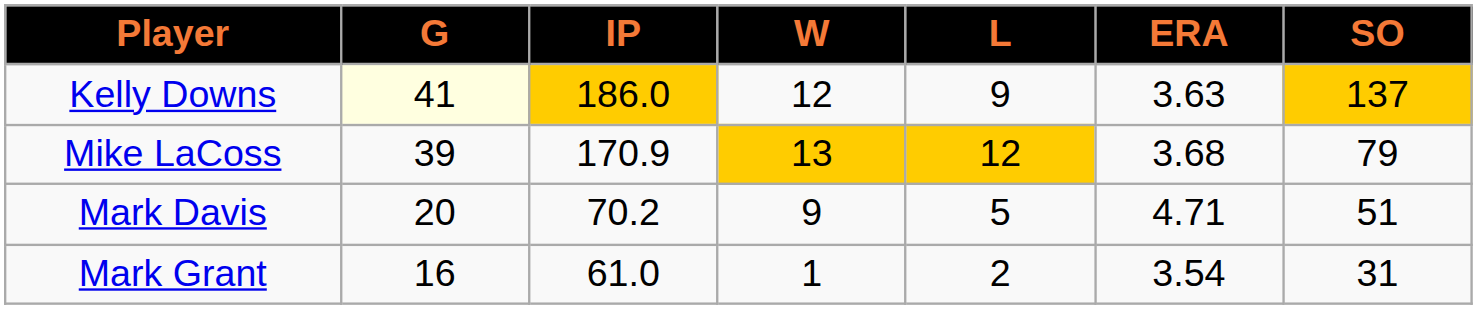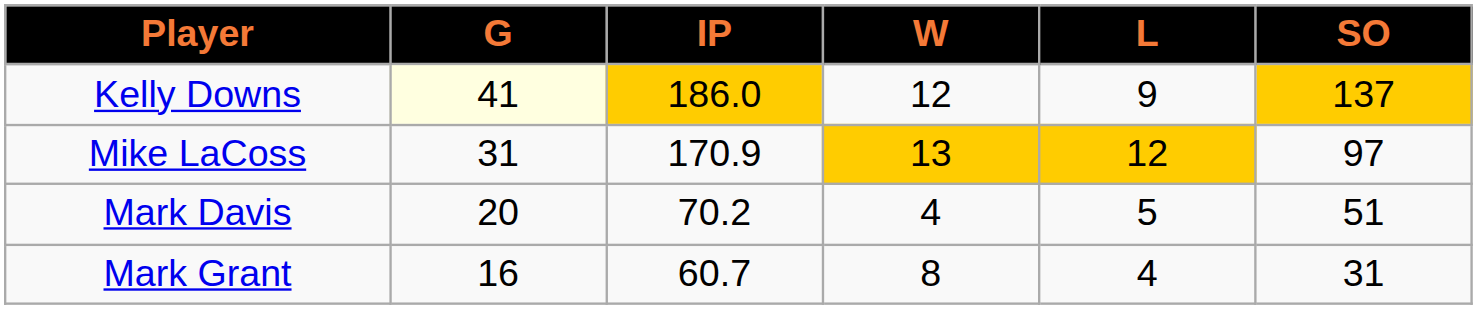- column: (1189, 34)
(435, 153) 39 -> (498, 153) 31
(1377, 153) 79 -> (1364, 153) 97
(812, 213) 9 -> (931, 213) 4
(623, 272) 61.0 -> (714, 272) 60.7
(812, 272) 1 -> (931, 272) 8
(1000, 272) 2 -> (1147, 272) 4
